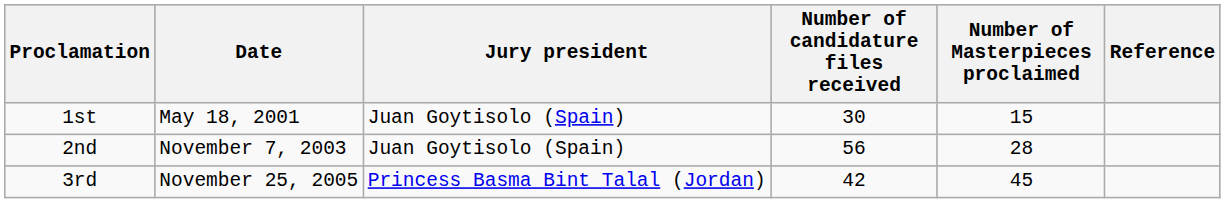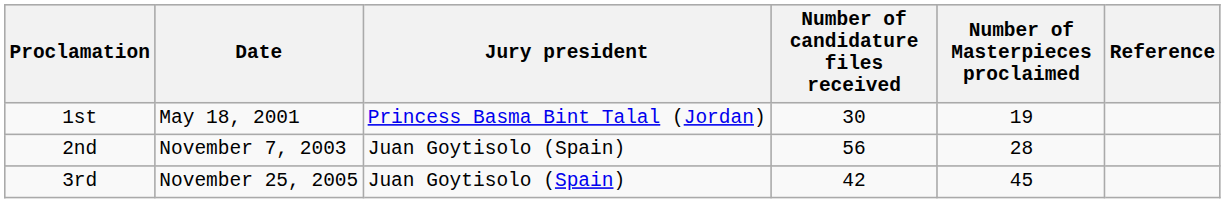(496, 118) Juan Goytisolo (Spain) -> (567, 118) Princess Basma Bint Talal (Jordan)
(1021, 118) 15 -> (1021, 118) 19
(567, 181) Princess Basma Bint Talal (Jordan) -> (496, 181) Juan Goytisolo (Spain)
